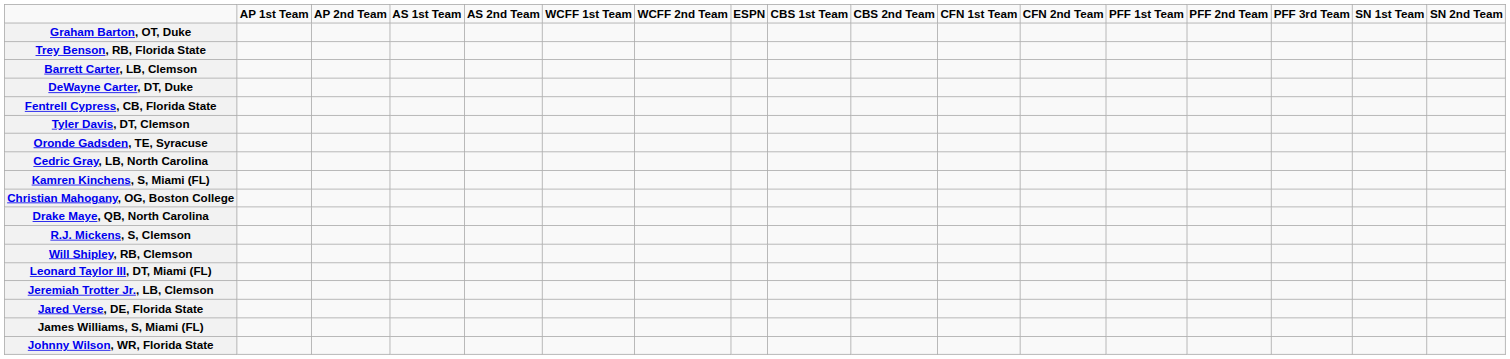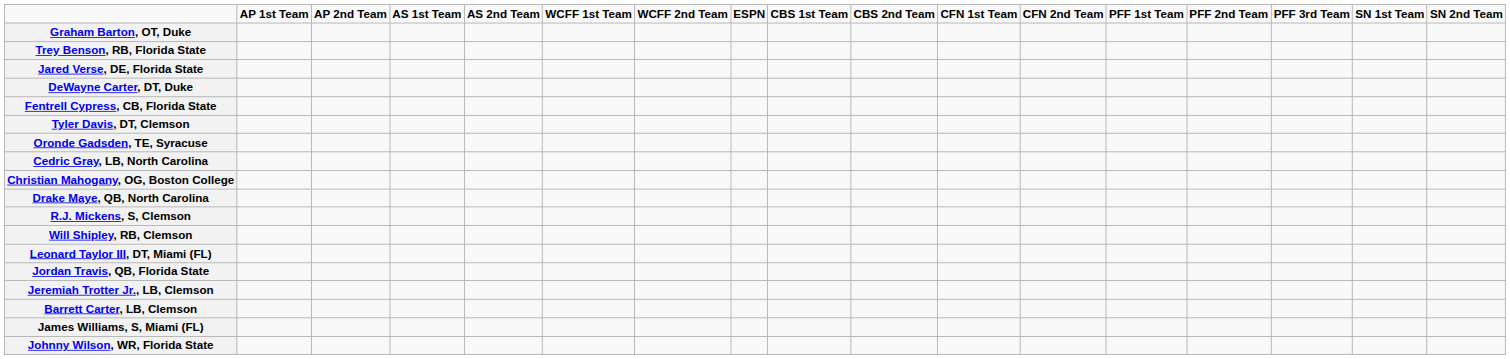rows swapped: (121, 69) <-> (121, 309)
- row: (121, 180)
+ row: (121, 272)
